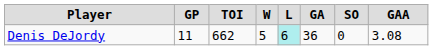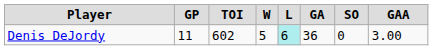(223, 35) 662 -> (223, 35) 602
(387, 35) 3.08 -> (387, 35) 3.00
